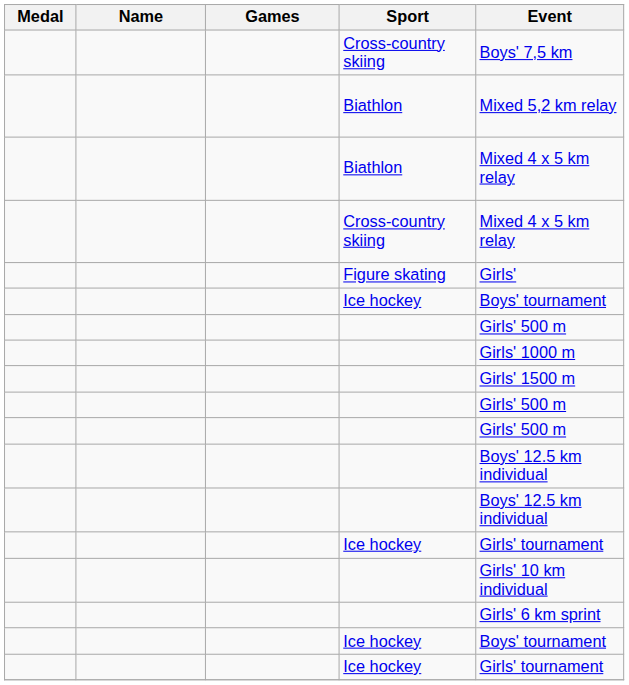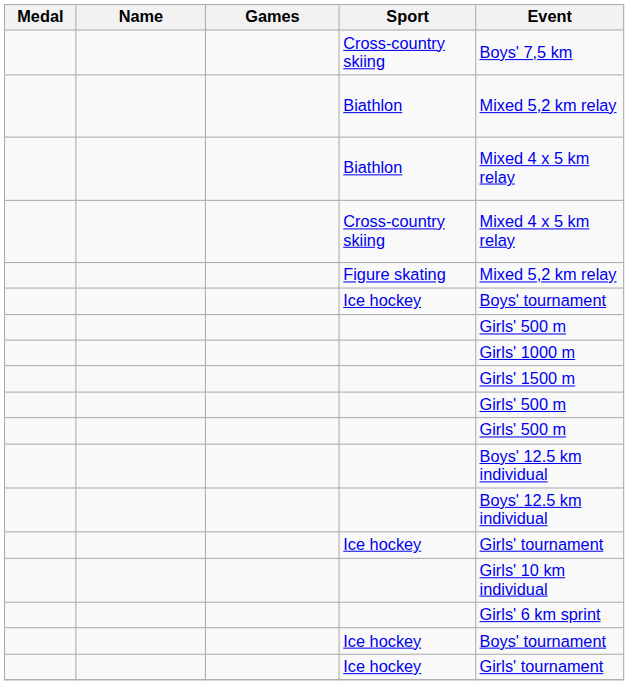(498, 275) Girls' -> (548, 275) Mixed 5,2 km relay
